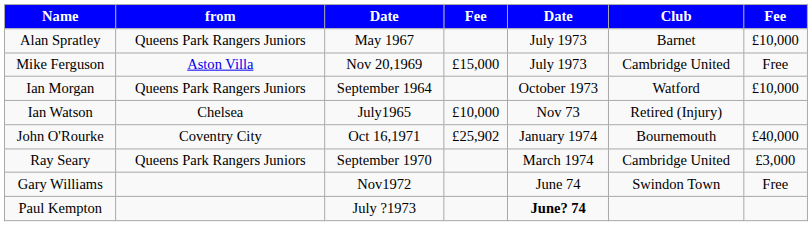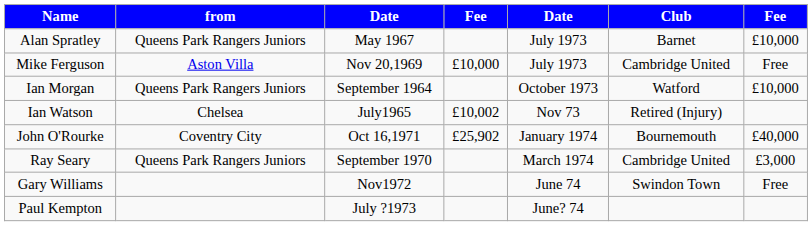(476, 64) £15,000 -> (476, 64) £10,000
(476, 112) £10,000 -> (476, 112) £10,002
(558, 208) bold -> (558, 208) normal
